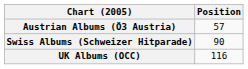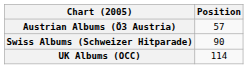(219, 56) 116 -> (219, 56) 114
